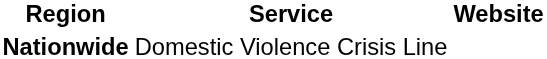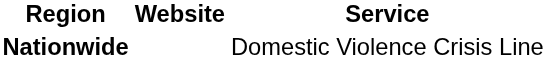columns swapped: (291, 14) <-> (499, 14)
